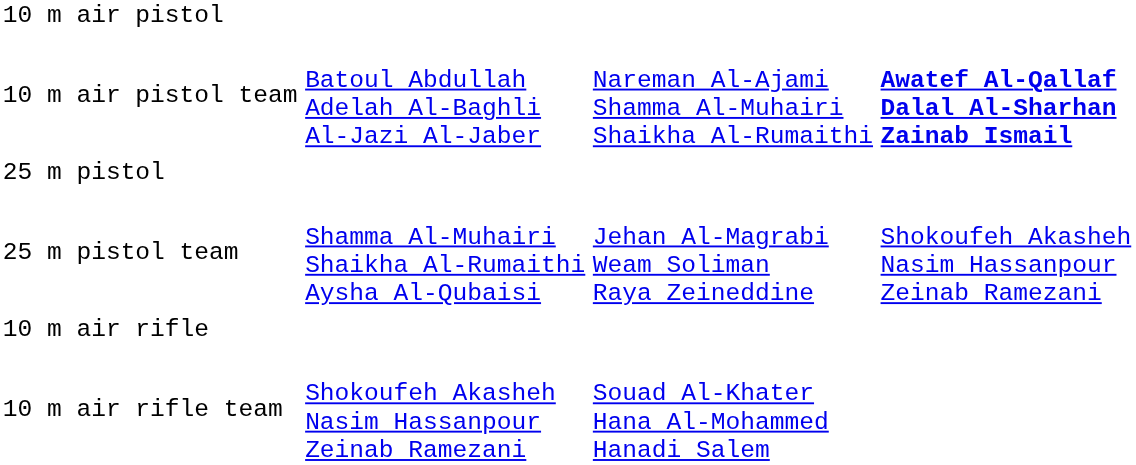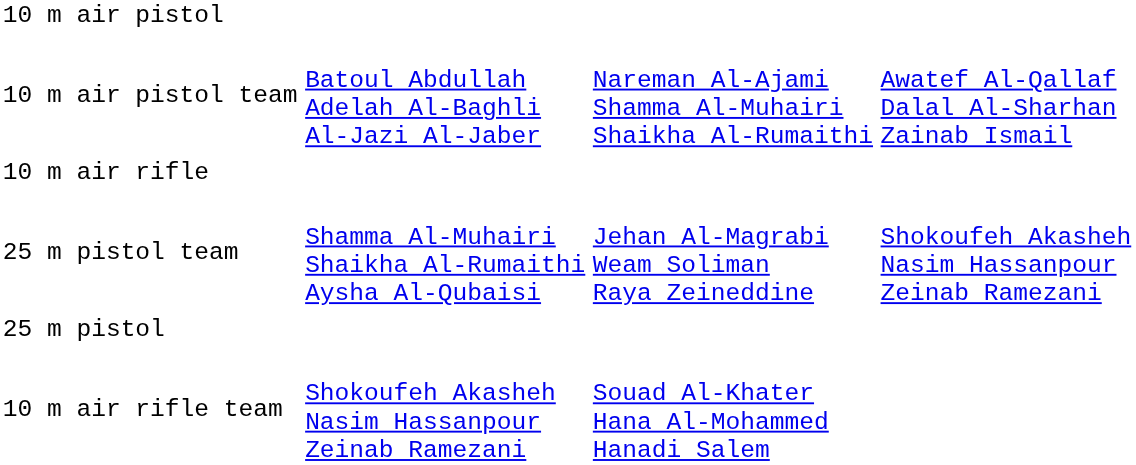(999, 108) bold -> (999, 108) normal
rows swapped: (84, 173) <-> (106, 330)
